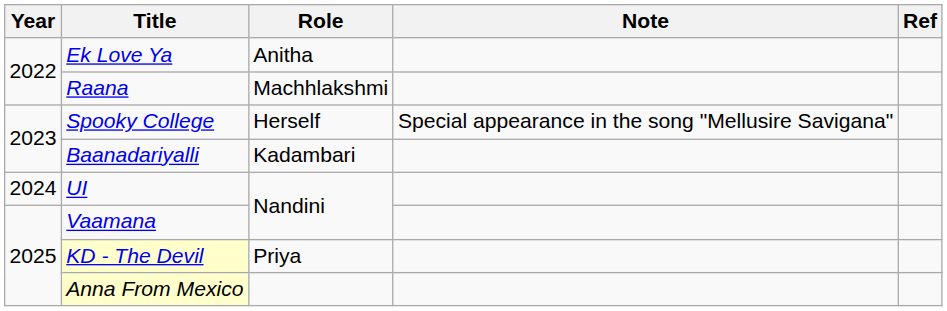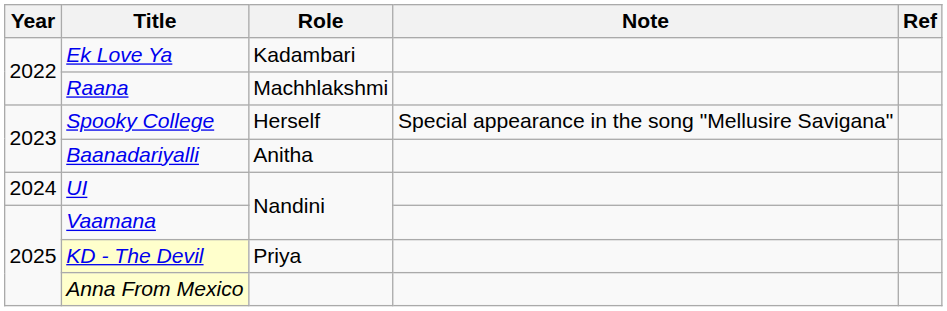(283, 54) Anitha -> (304, 54) Kadambari
(304, 155) Kadambari -> (283, 155) Anitha
